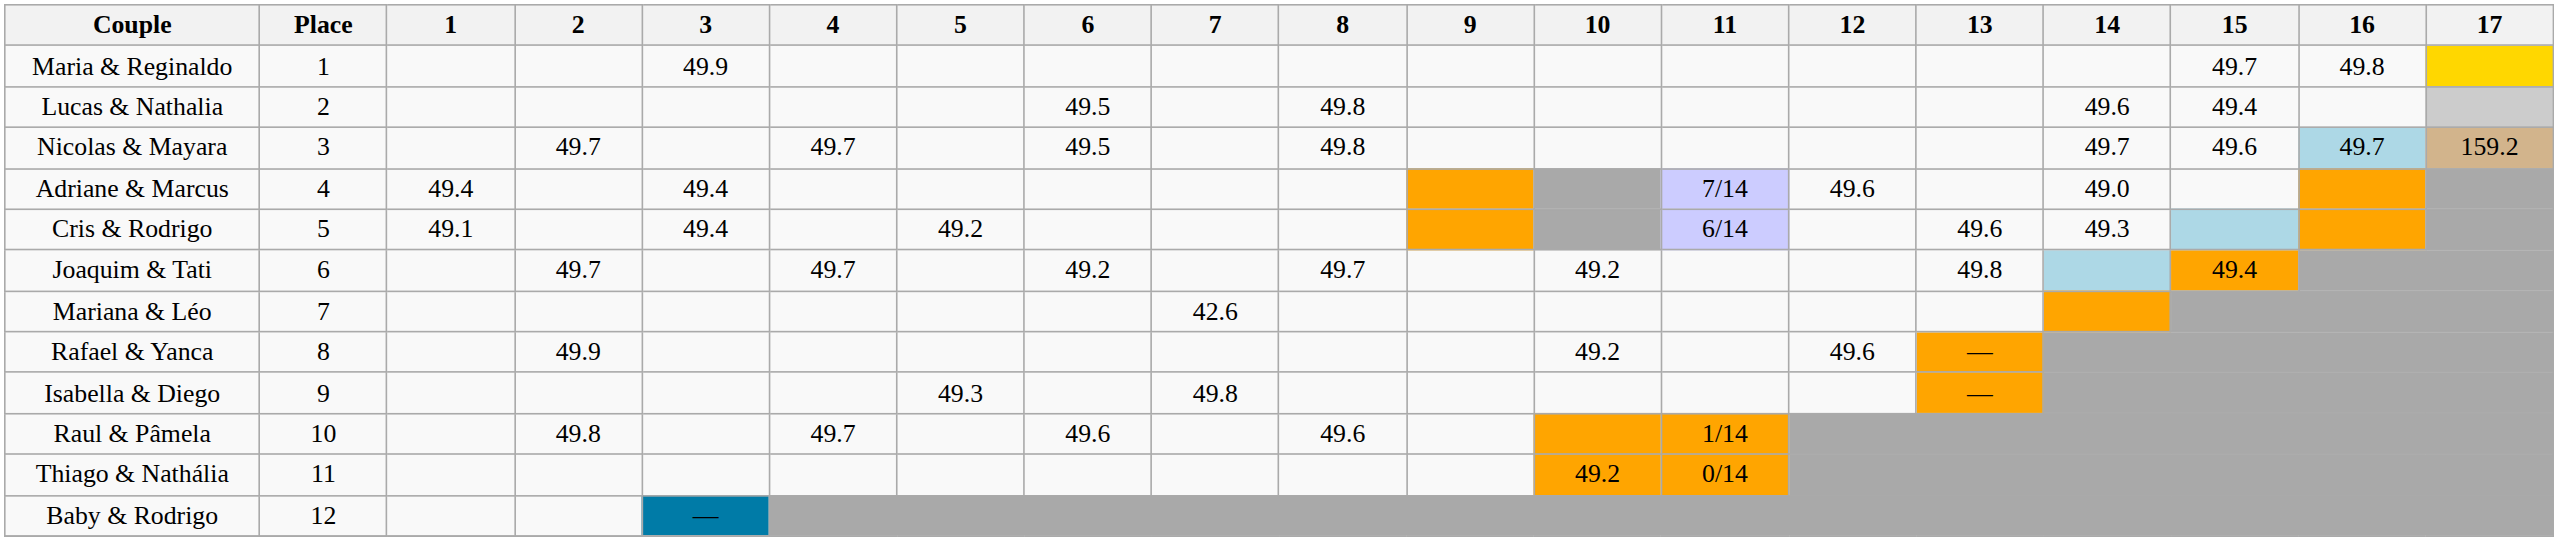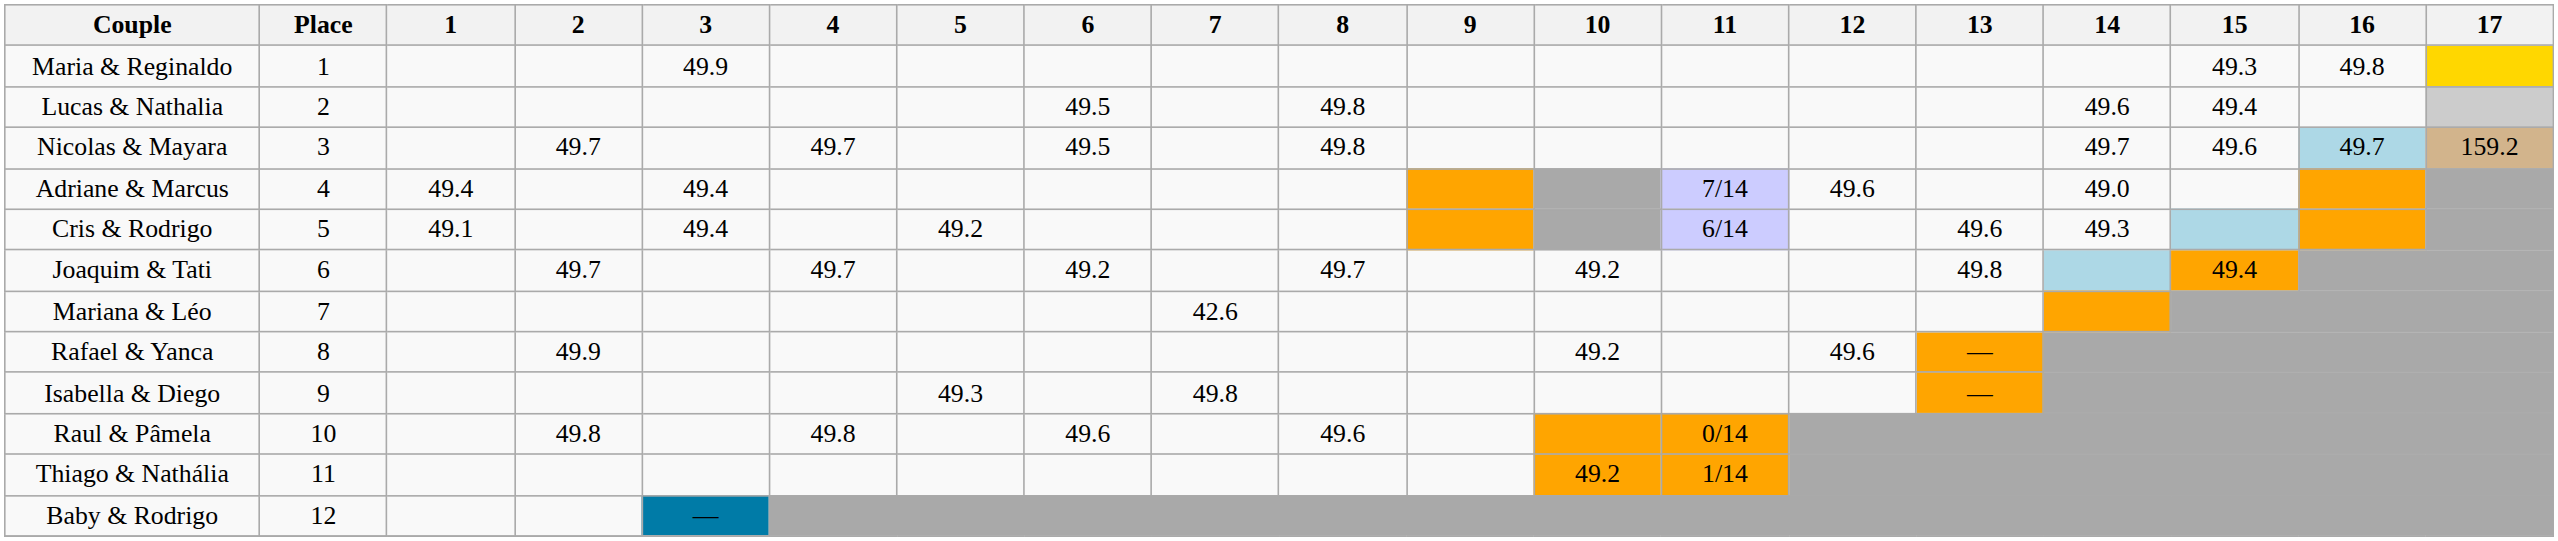(2235, 65) 49.7 -> (2235, 65) 49.3
(833, 433) 49.7 -> (833, 433) 49.8
(1725, 433) 1/14 -> (1725, 433) 0/14
(1725, 474) 0/14 -> (1725, 474) 1/14
